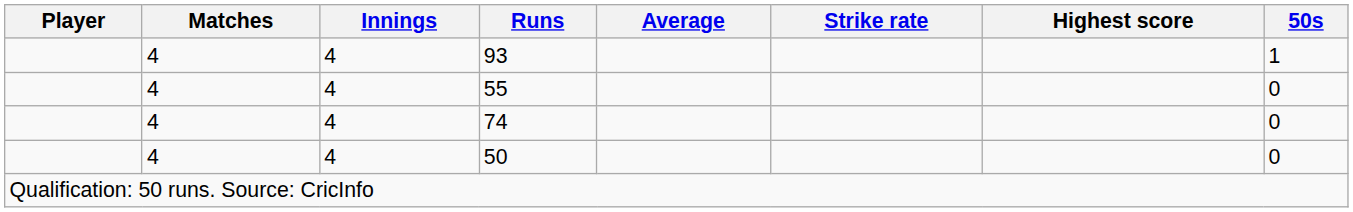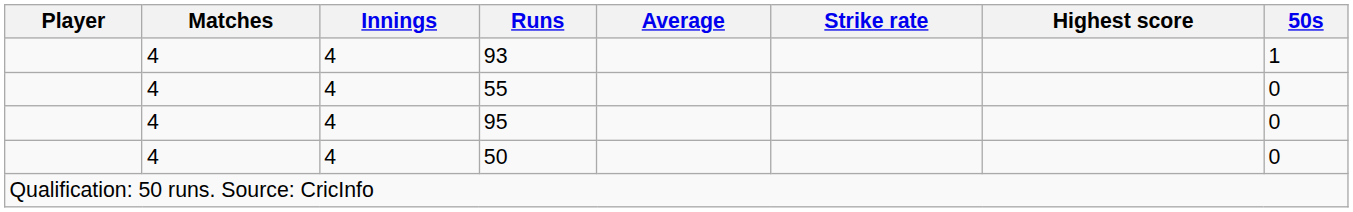+ row: (496, 122)
- row: (496, 122)
